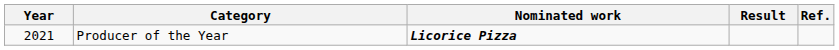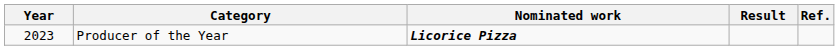(39, 35) 2021 -> (39, 35) 2023
